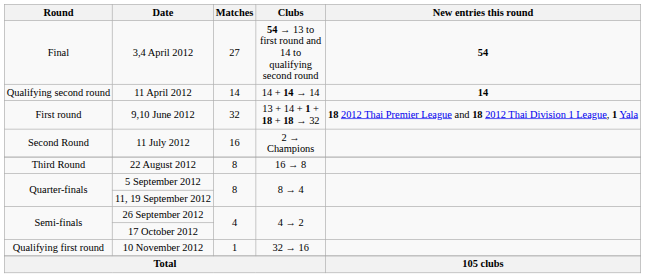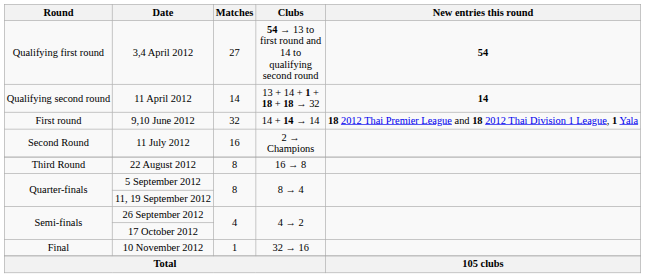(58, 52) Final -> (58, 52) Qualifying first round
(291, 92) 14 + 14 → 14 -> (291, 98) 13 + 14 + 1 + 18 + 18 → 32
(291, 114) 13 + 14 + 1 + 18 + 18 → 32 -> (291, 120) 14 + 14 → 14
(58, 247) Qualifying first round -> (58, 247) Final
